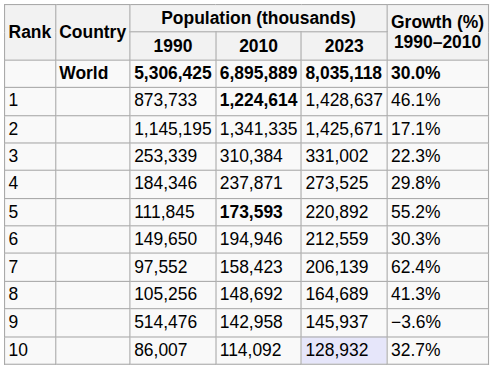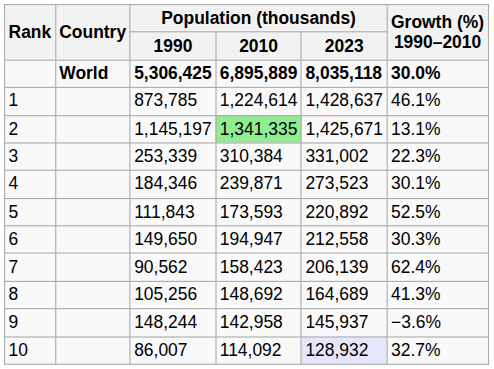(166, 101) 873,733 -> (166, 101) 873,785
(259, 101) bold -> (259, 101) normal
(173, 128) 1,145,195 -> (173, 128) 1,145,197
(259, 128) no background -> (259, 128) lightgreen background
(416, 128) 17.1% -> (416, 128) 13.1%
(251, 184) 237,871 -> (251, 184) 239,871
(337, 184) 273,525 -> (337, 184) 273,523
(416, 184) 29.8% -> (416, 184) 30.1%
(164, 211) 111,845 -> (164, 211) 111,843
(251, 211) bold -> (251, 211) normal
(416, 211) 55.2% -> (416, 211) 52.5%
(251, 239) 194,946 -> (251, 239) 194,947
(337, 239) 212,559 -> (337, 239) 212,558
(161, 267) 97,552 -> (161, 267) 90,562
(166, 322) 514,476 -> (166, 322) 148,244
